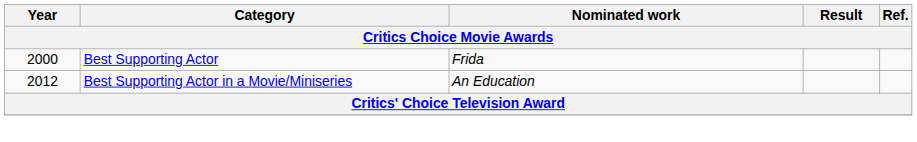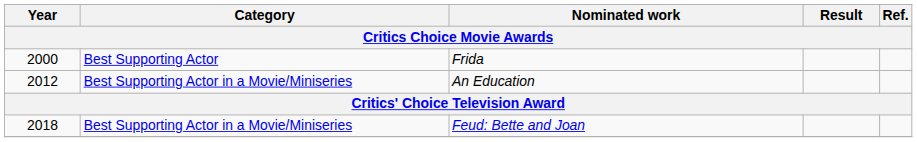+ row: (519, 125)
